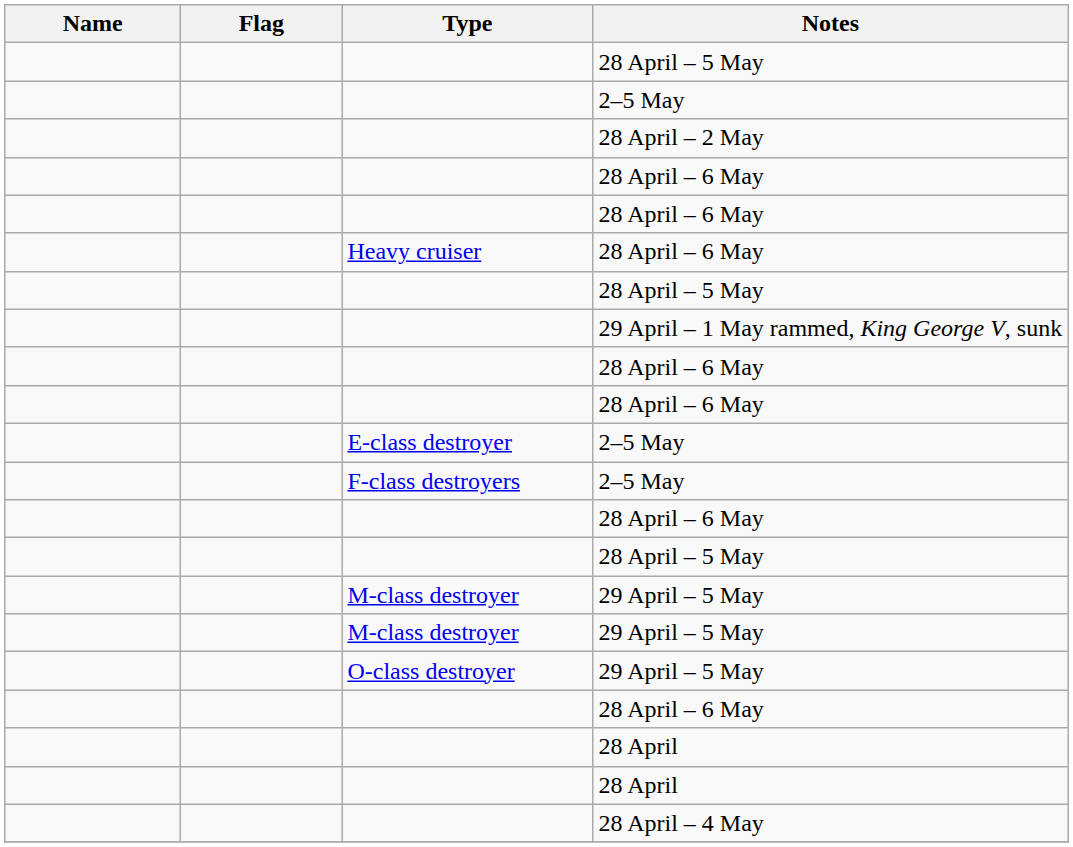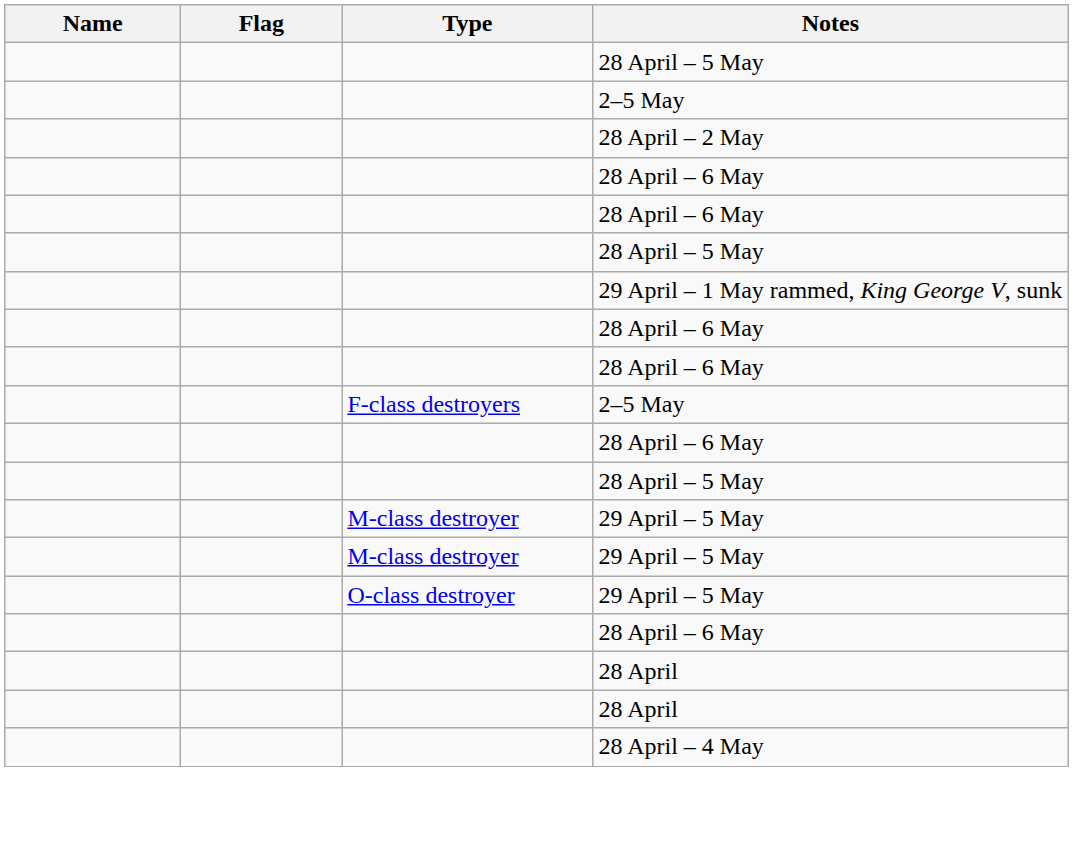- row: (414, 251)
- row: (430, 442)
